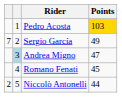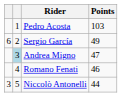(98, 25) gold background -> (98, 25) no background
(9, 40) 7 -> (9, 40) 6
(95, 69) 45 -> (95, 69) 46
(9, 84) 2 -> (9, 84) 3
